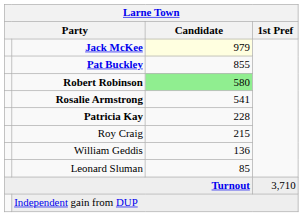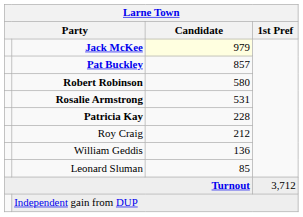(242, 64) 855 -> (242, 64) 857
(242, 82) lightgreen background -> (242, 82) no background
(242, 99) 541 -> (242, 99) 531
(242, 133) 215 -> (242, 133) 212
(283, 185) 3,710 -> (283, 185) 3,712
